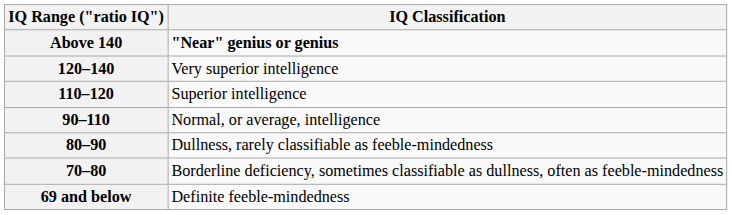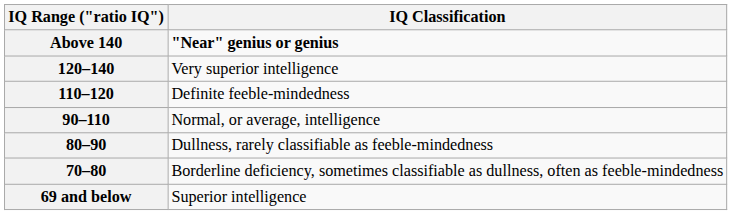(239, 94) Superior intelligence -> (260, 94) Definite feeble-mindedness
(260, 196) Definite feeble-mindedness -> (239, 196) Superior intelligence
